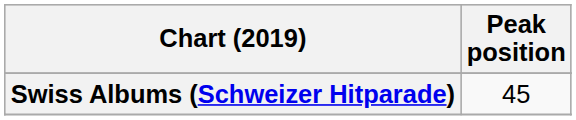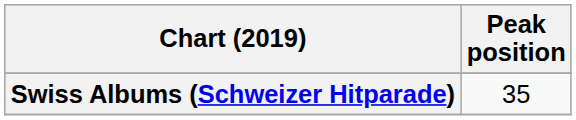(516, 93) 45 -> (516, 93) 35
